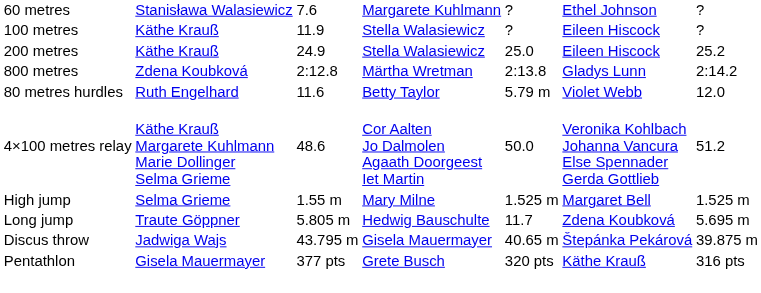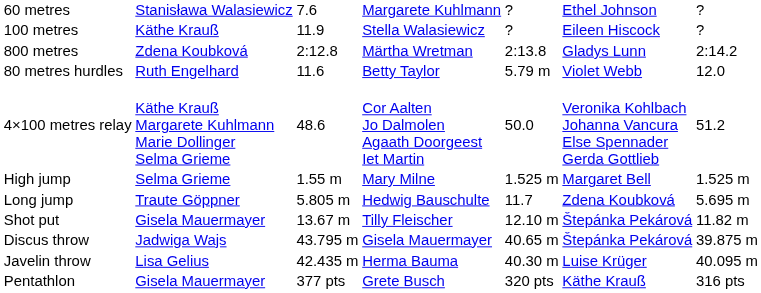- row: (41, 51)
+ row: (32, 220)
+ row: (47, 261)
